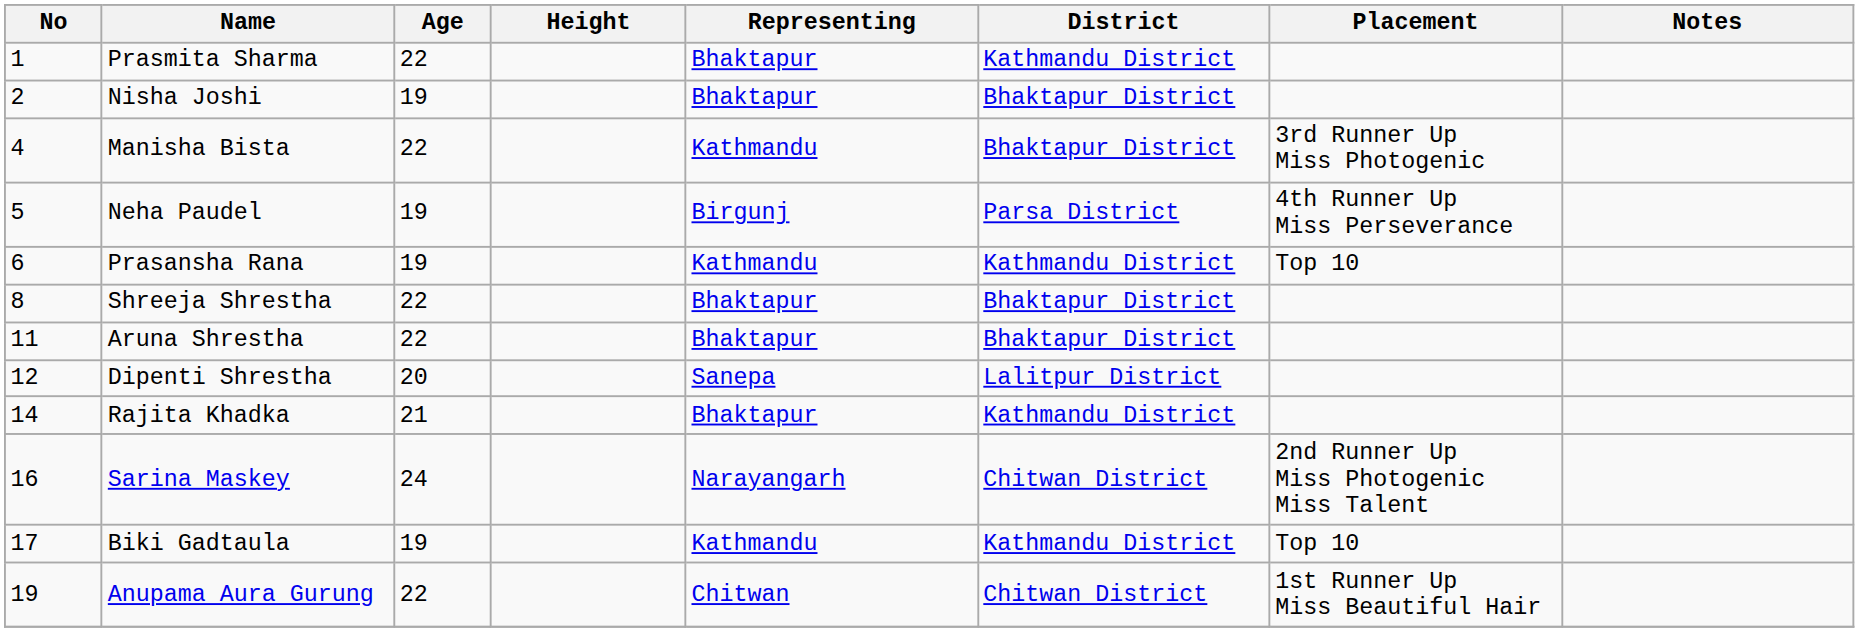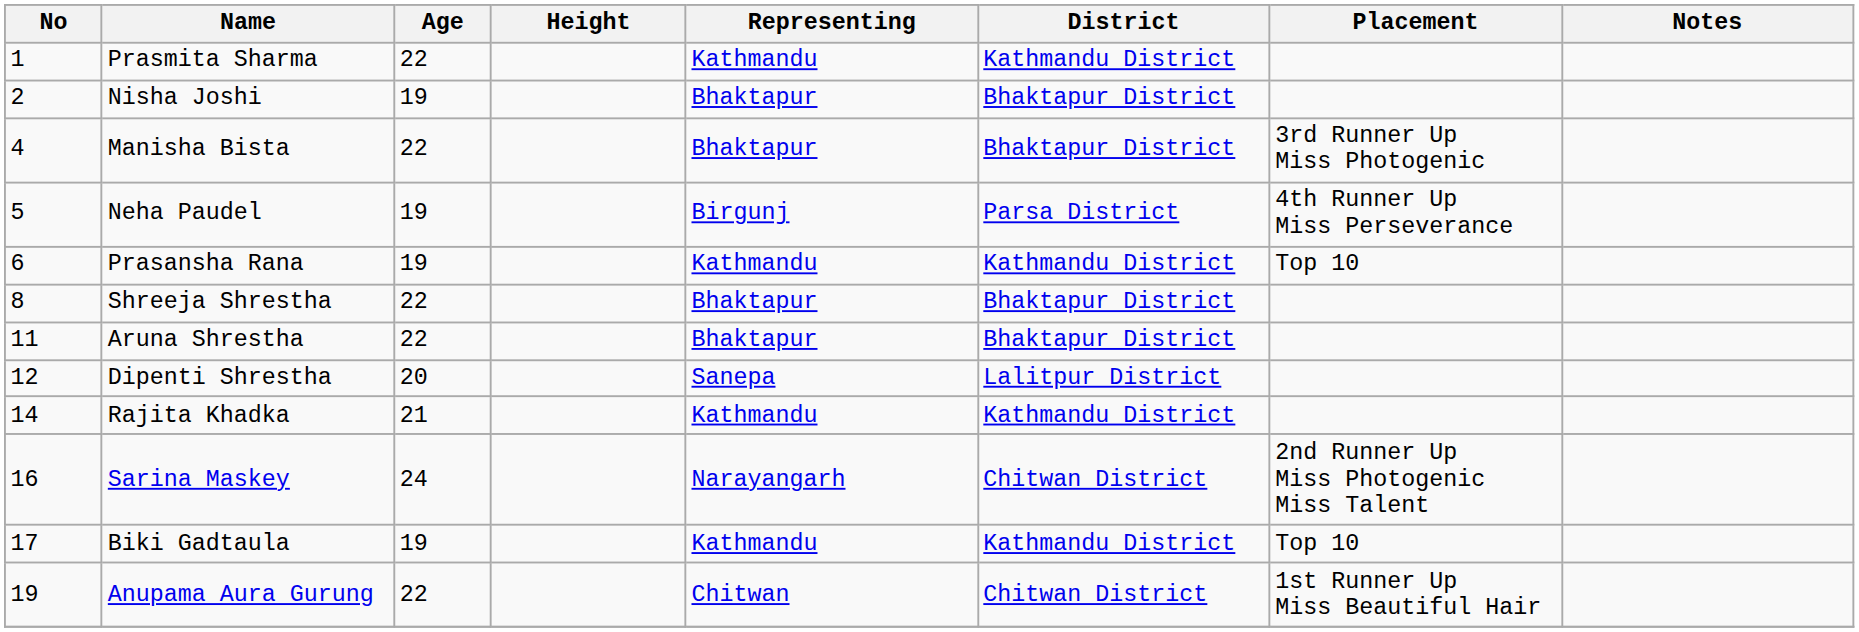(754, 62) Bhaktapur -> (754, 62) Kathmandu
(754, 150) Kathmandu -> (754, 150) Bhaktapur
(754, 416) Bhaktapur -> (754, 416) Kathmandu
